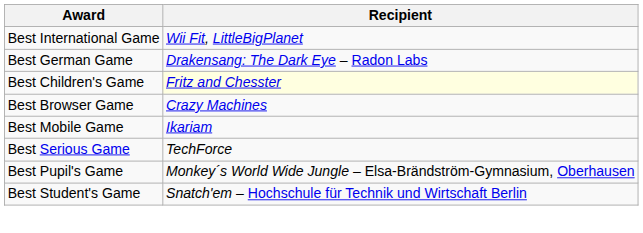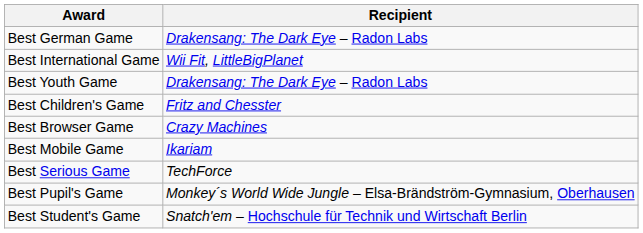rows swapped: (70, 60) <-> (84, 37)
+ row: (62, 82)
(224, 82) lightyellow background -> (224, 104) no background
